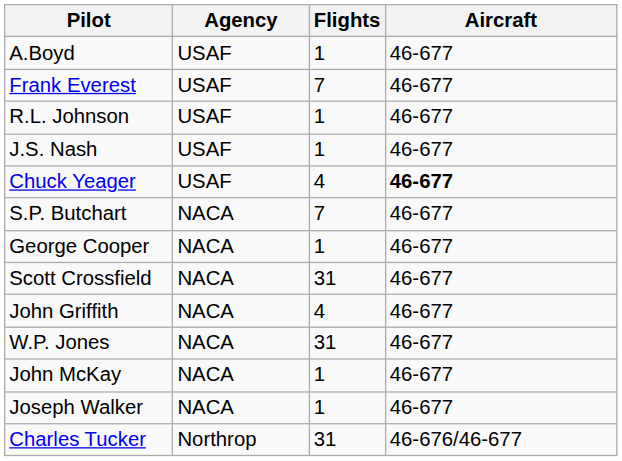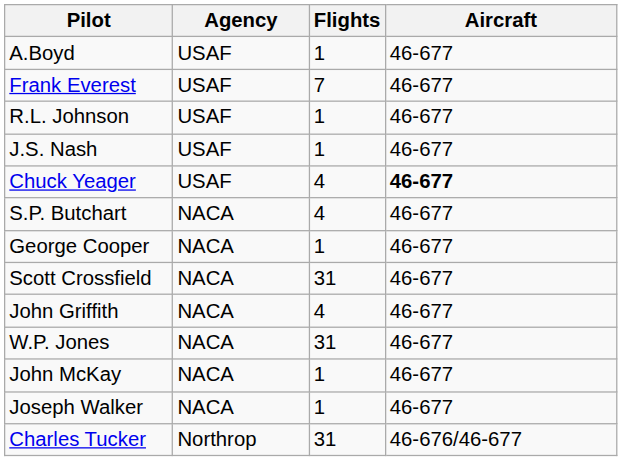(319, 213) 7 -> (319, 213) 4
